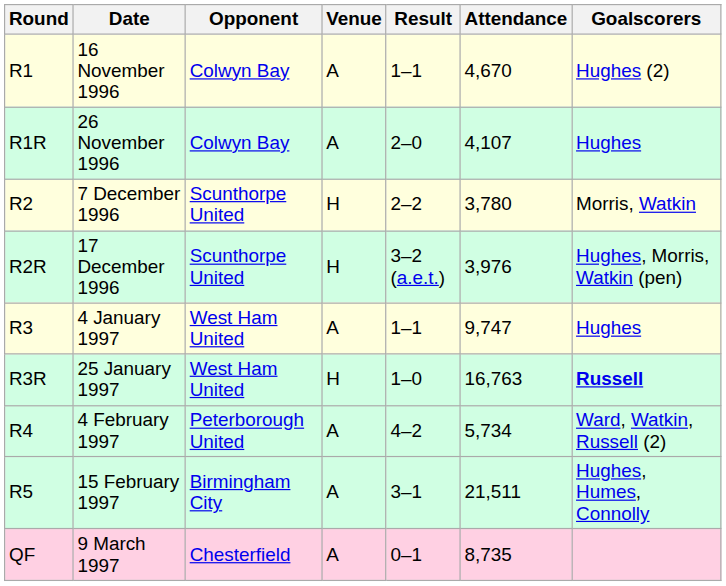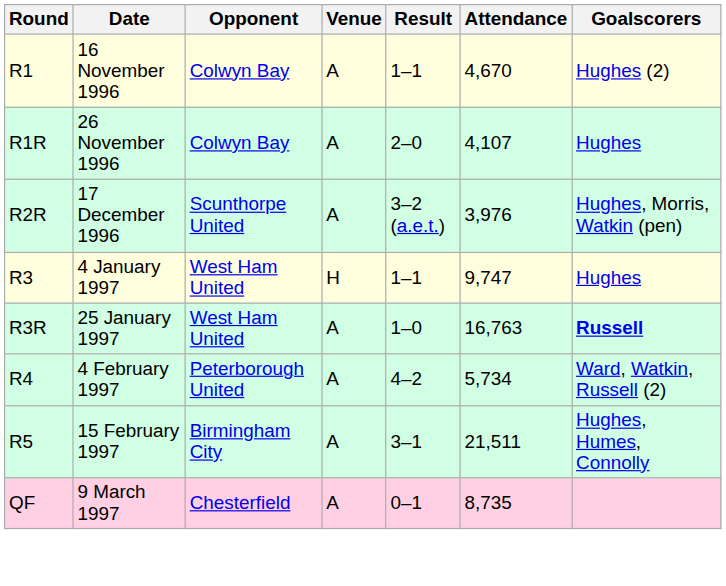- row: (129, 204)
(333, 266) H -> (333, 215) A
(333, 328) A -> (333, 277) H
(333, 379) H -> (333, 328) A
